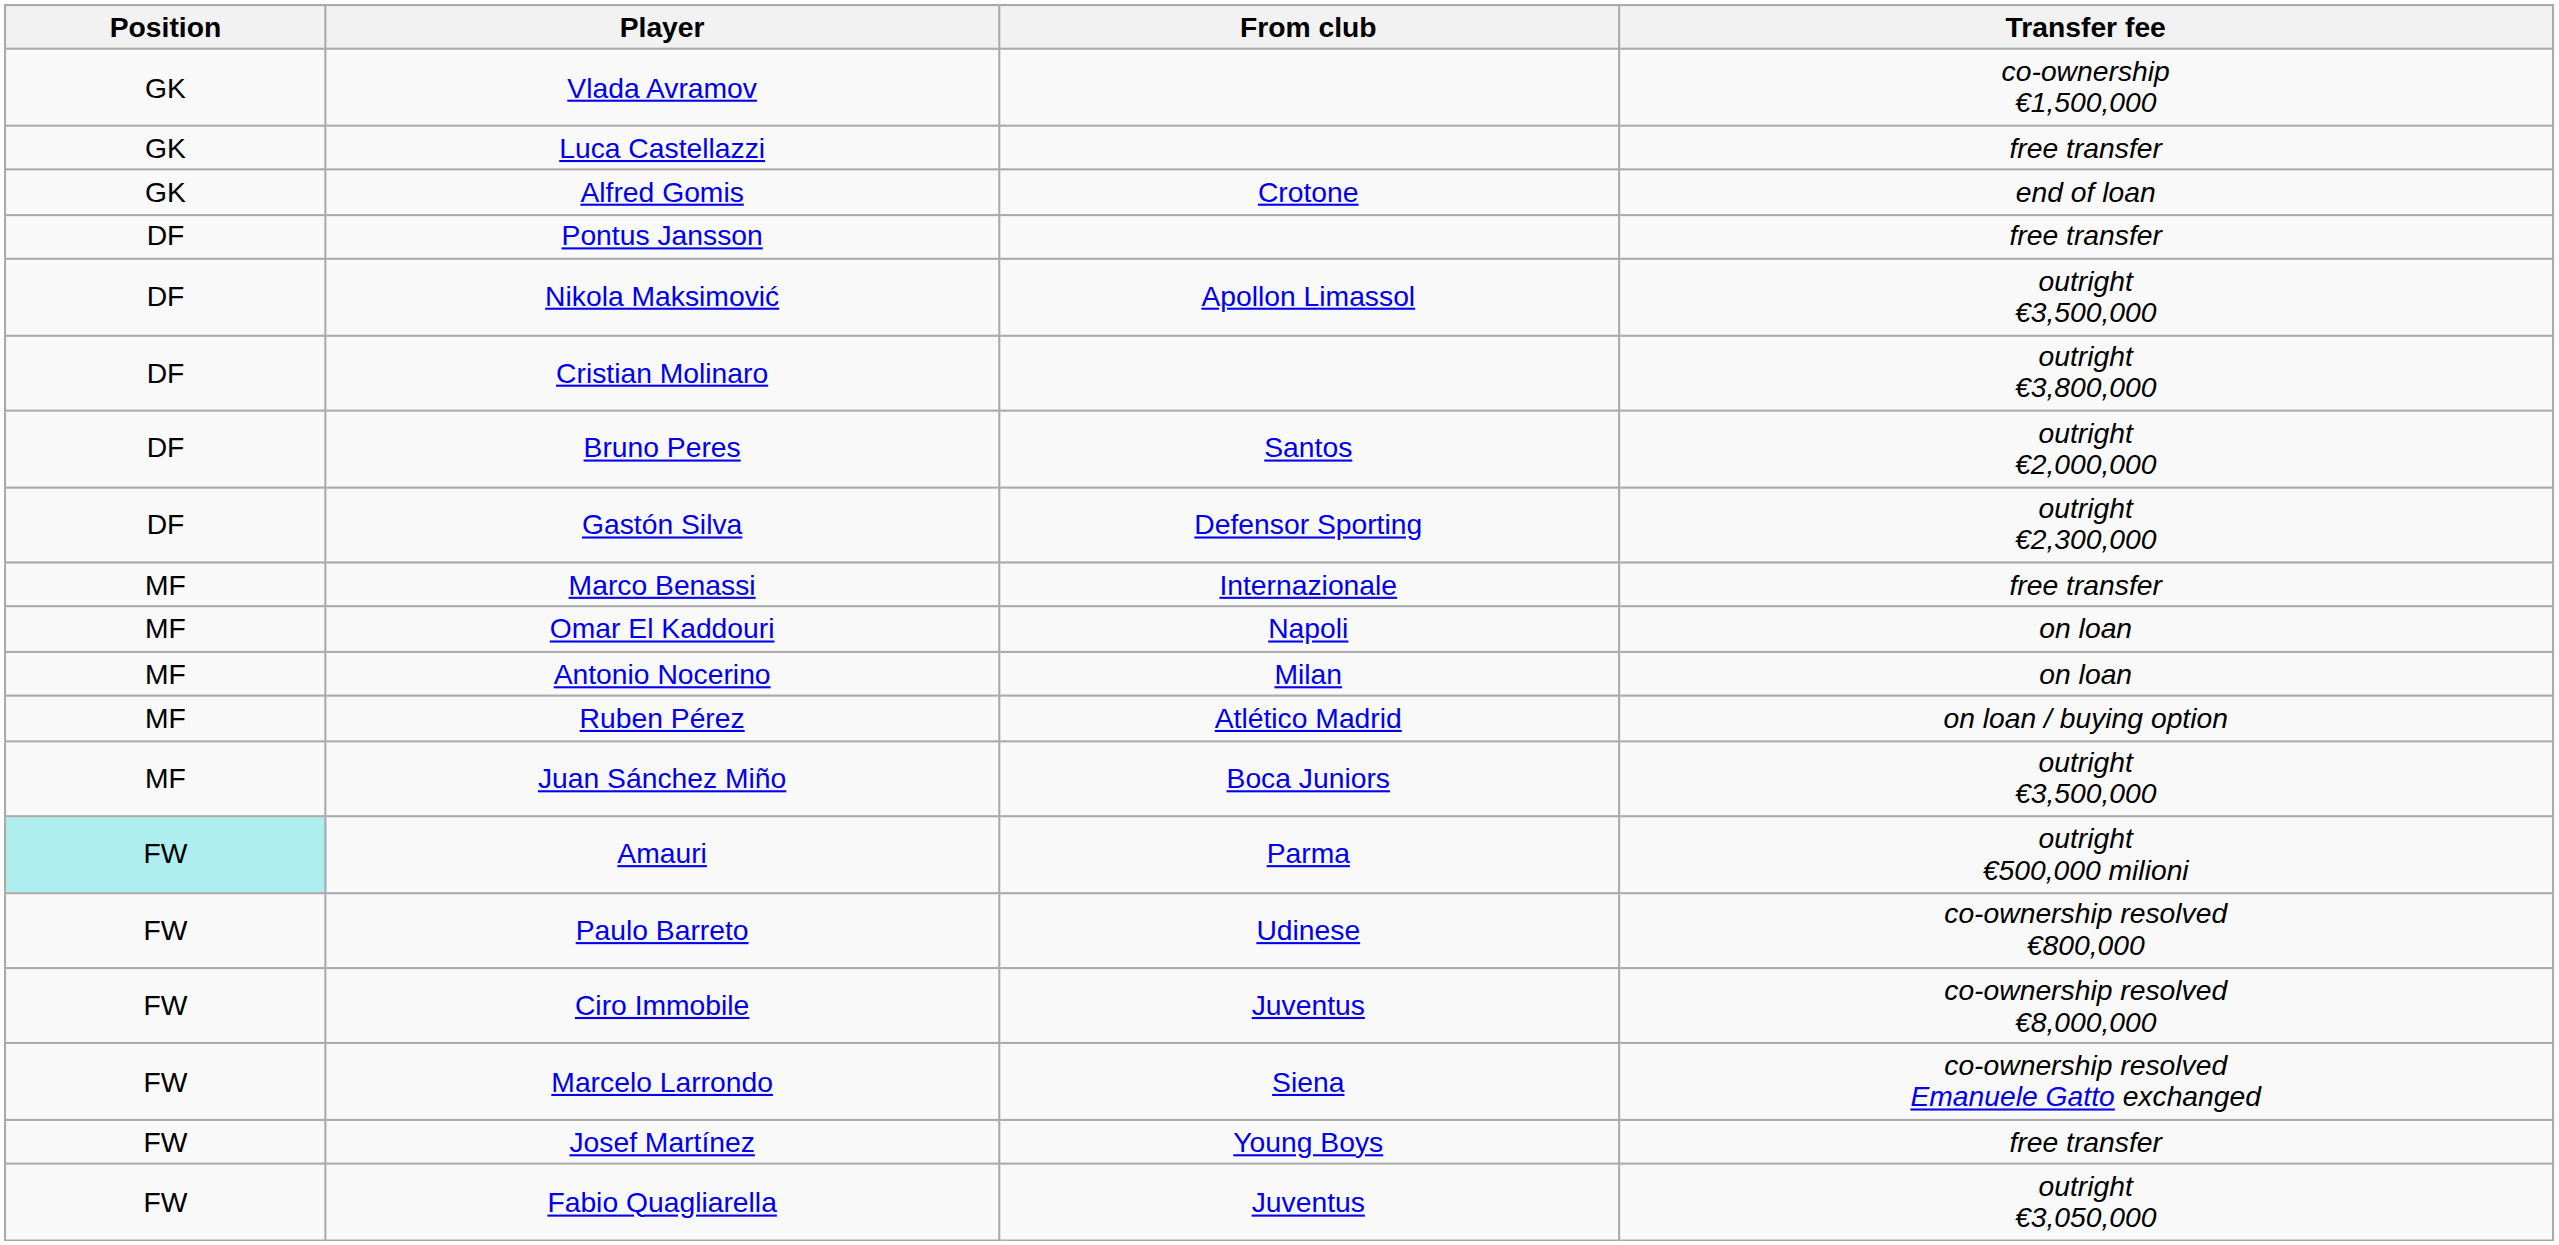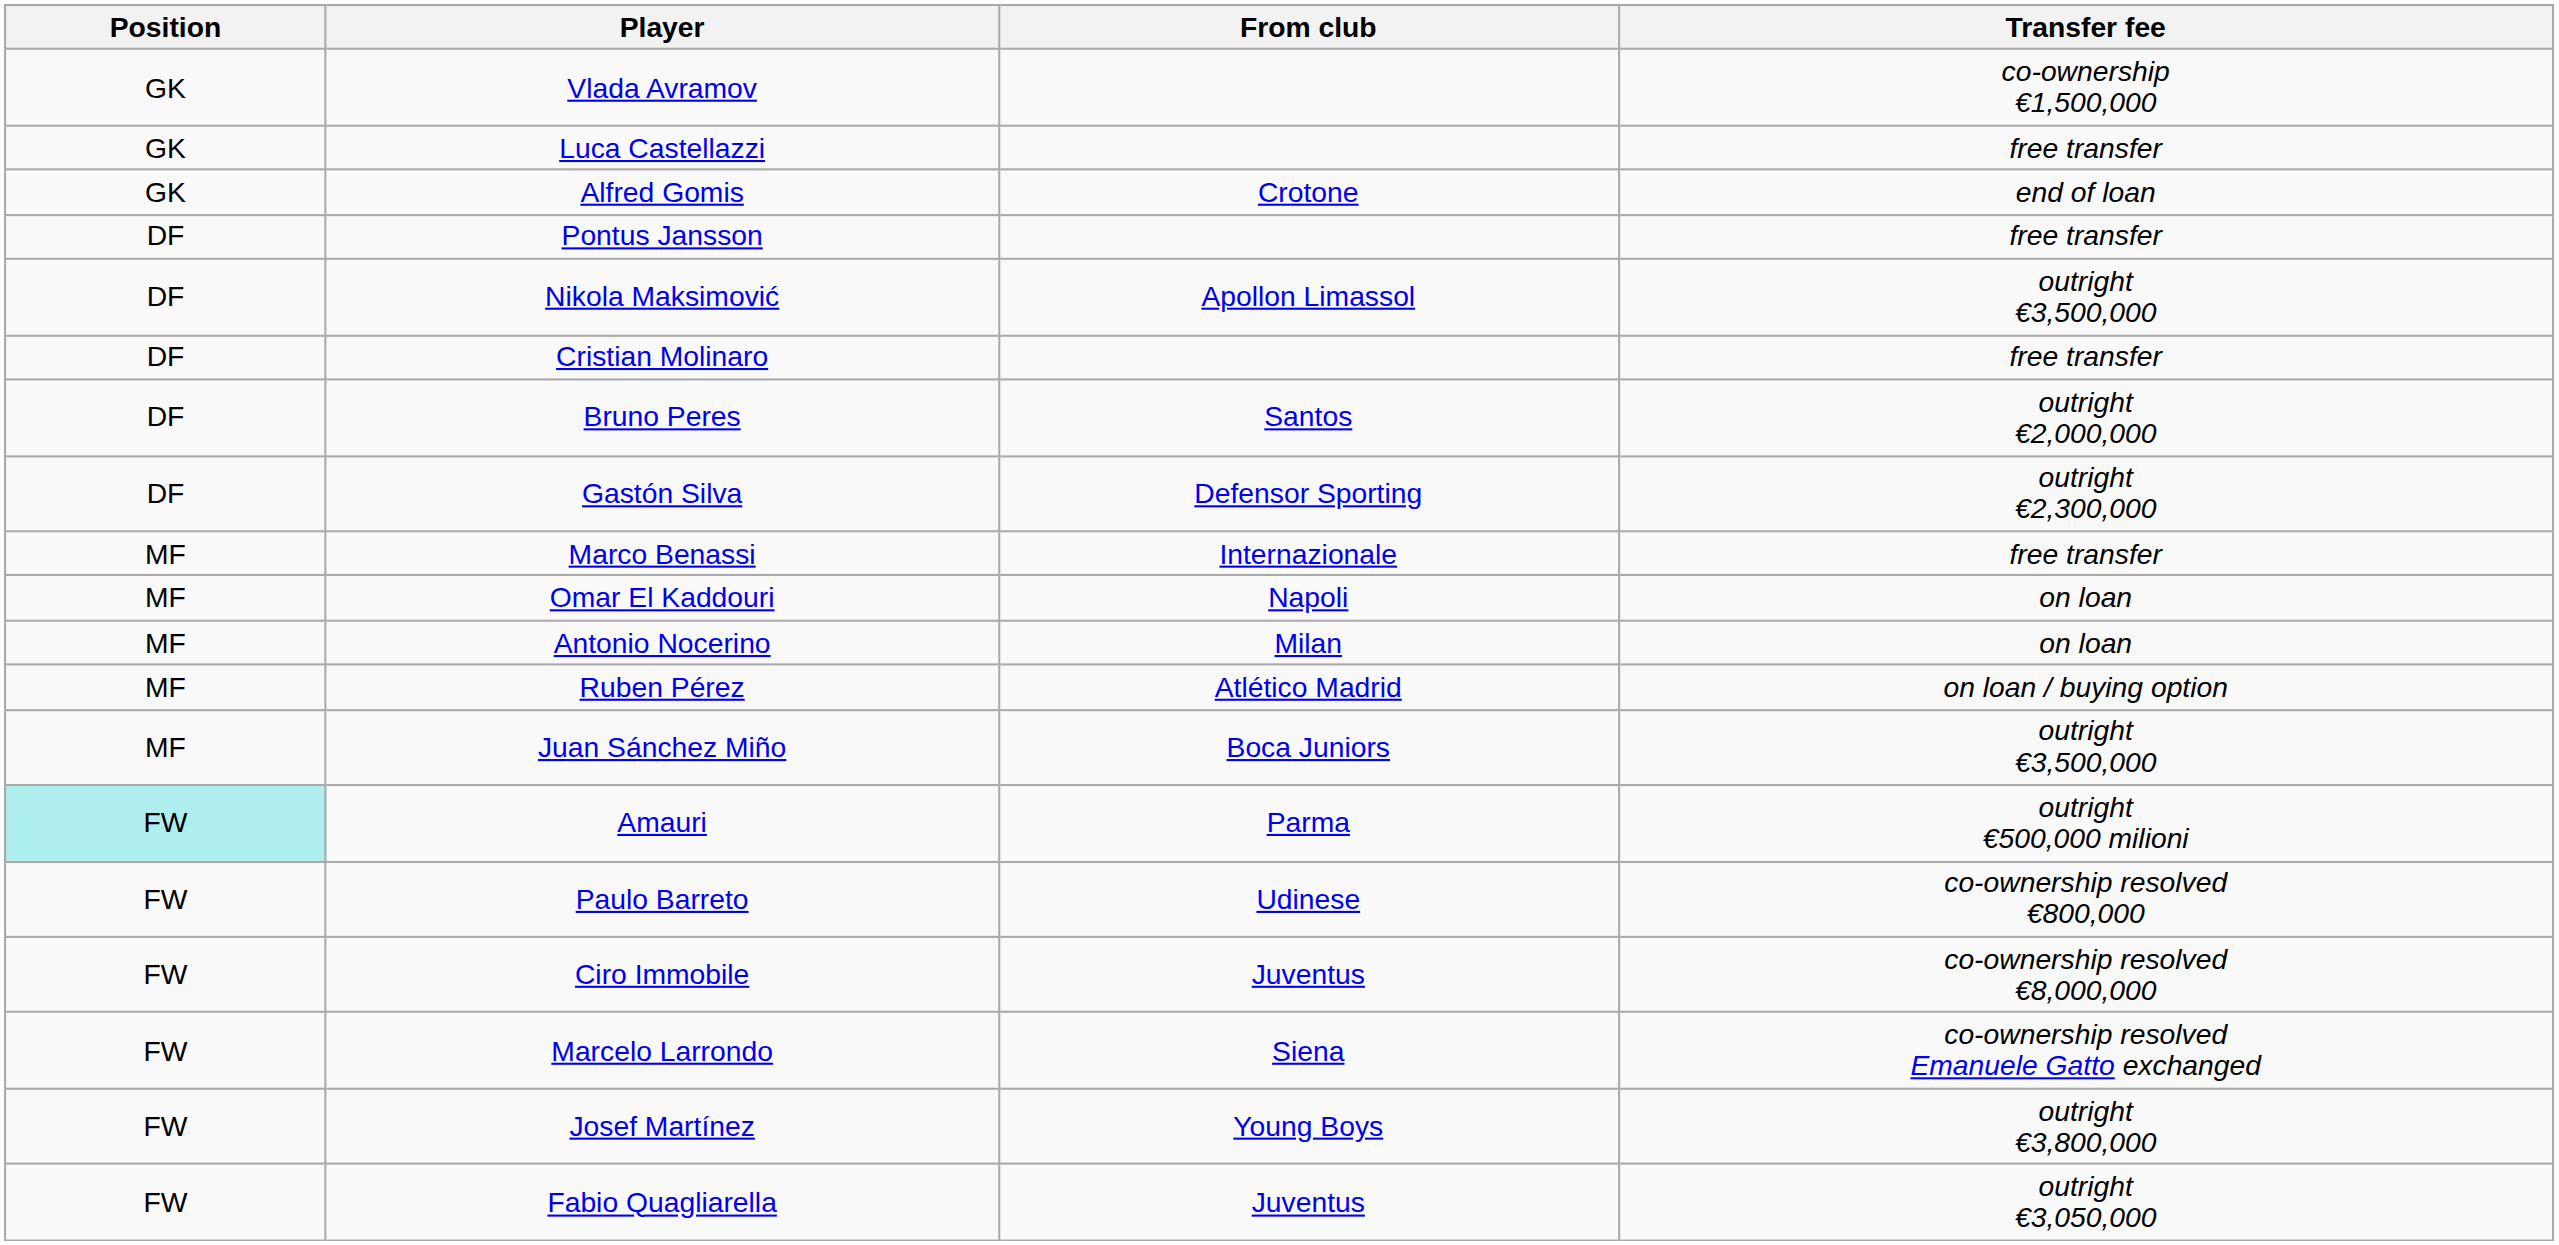(2086, 372) outright €3,800,000 -> (2086, 357) free transfer
(2086, 1142) free transfer -> (2086, 1126) outright €3,800,000
